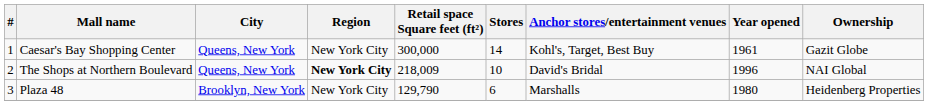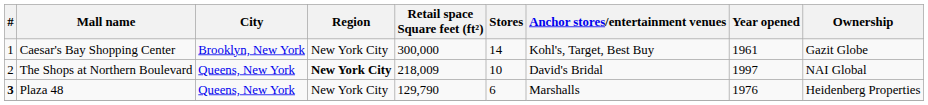(247, 49) Queens, New York -> (252, 49) Brooklyn, New York
(745, 69) 1996 -> (745, 69) 1997
(11, 89) normal -> (11, 89) bold
(252, 89) Brooklyn, New York -> (247, 89) Queens, New York
(745, 89) 1980 -> (745, 89) 1976
